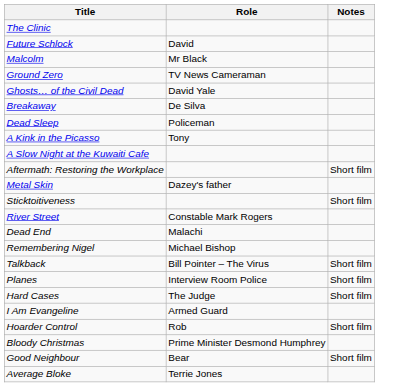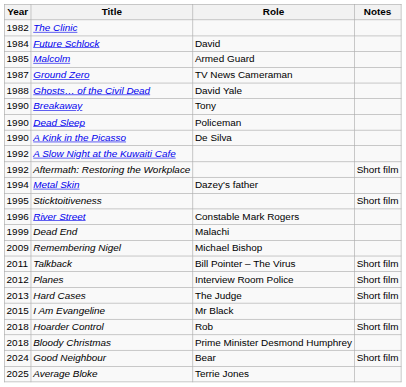+ column: (18, 12)
(188, 59) Mr Black -> (225, 59) Armed Guard
(187, 106) De Silva -> (205, 106) Tony
(179, 138) Tony -> (213, 138) De Silva
(198, 311) Armed Guard -> (214, 311) Mr Black
